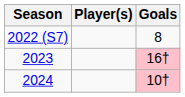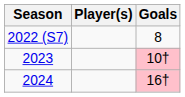(158, 59) 16† -> (158, 59) 10†
(158, 80) 10† -> (158, 80) 16†
